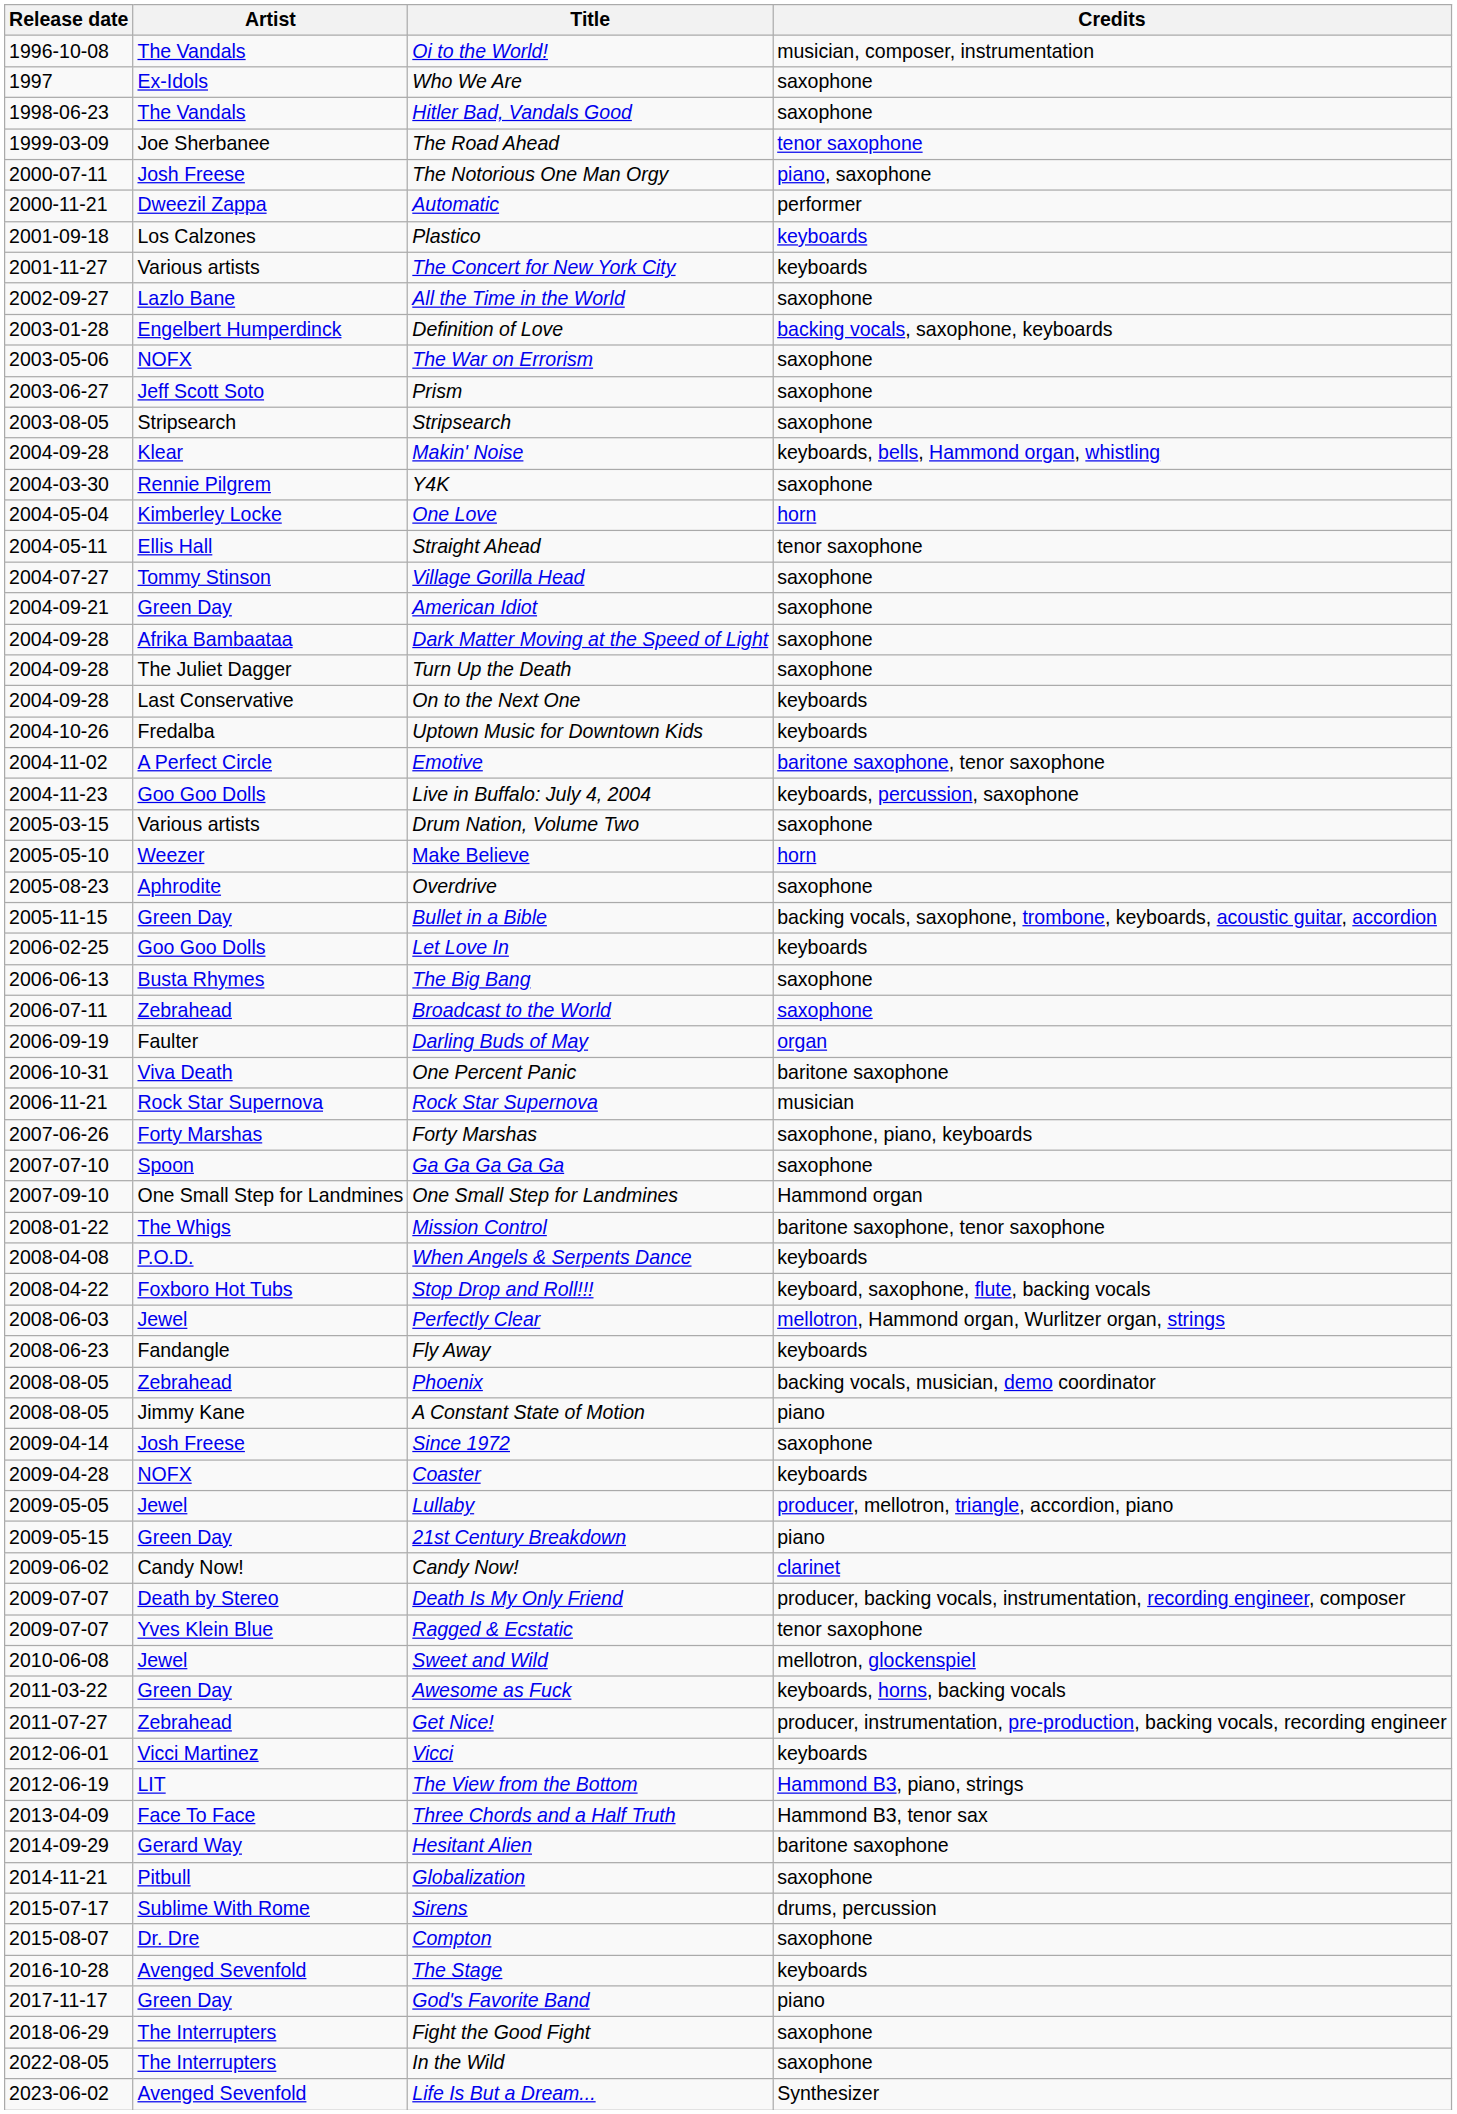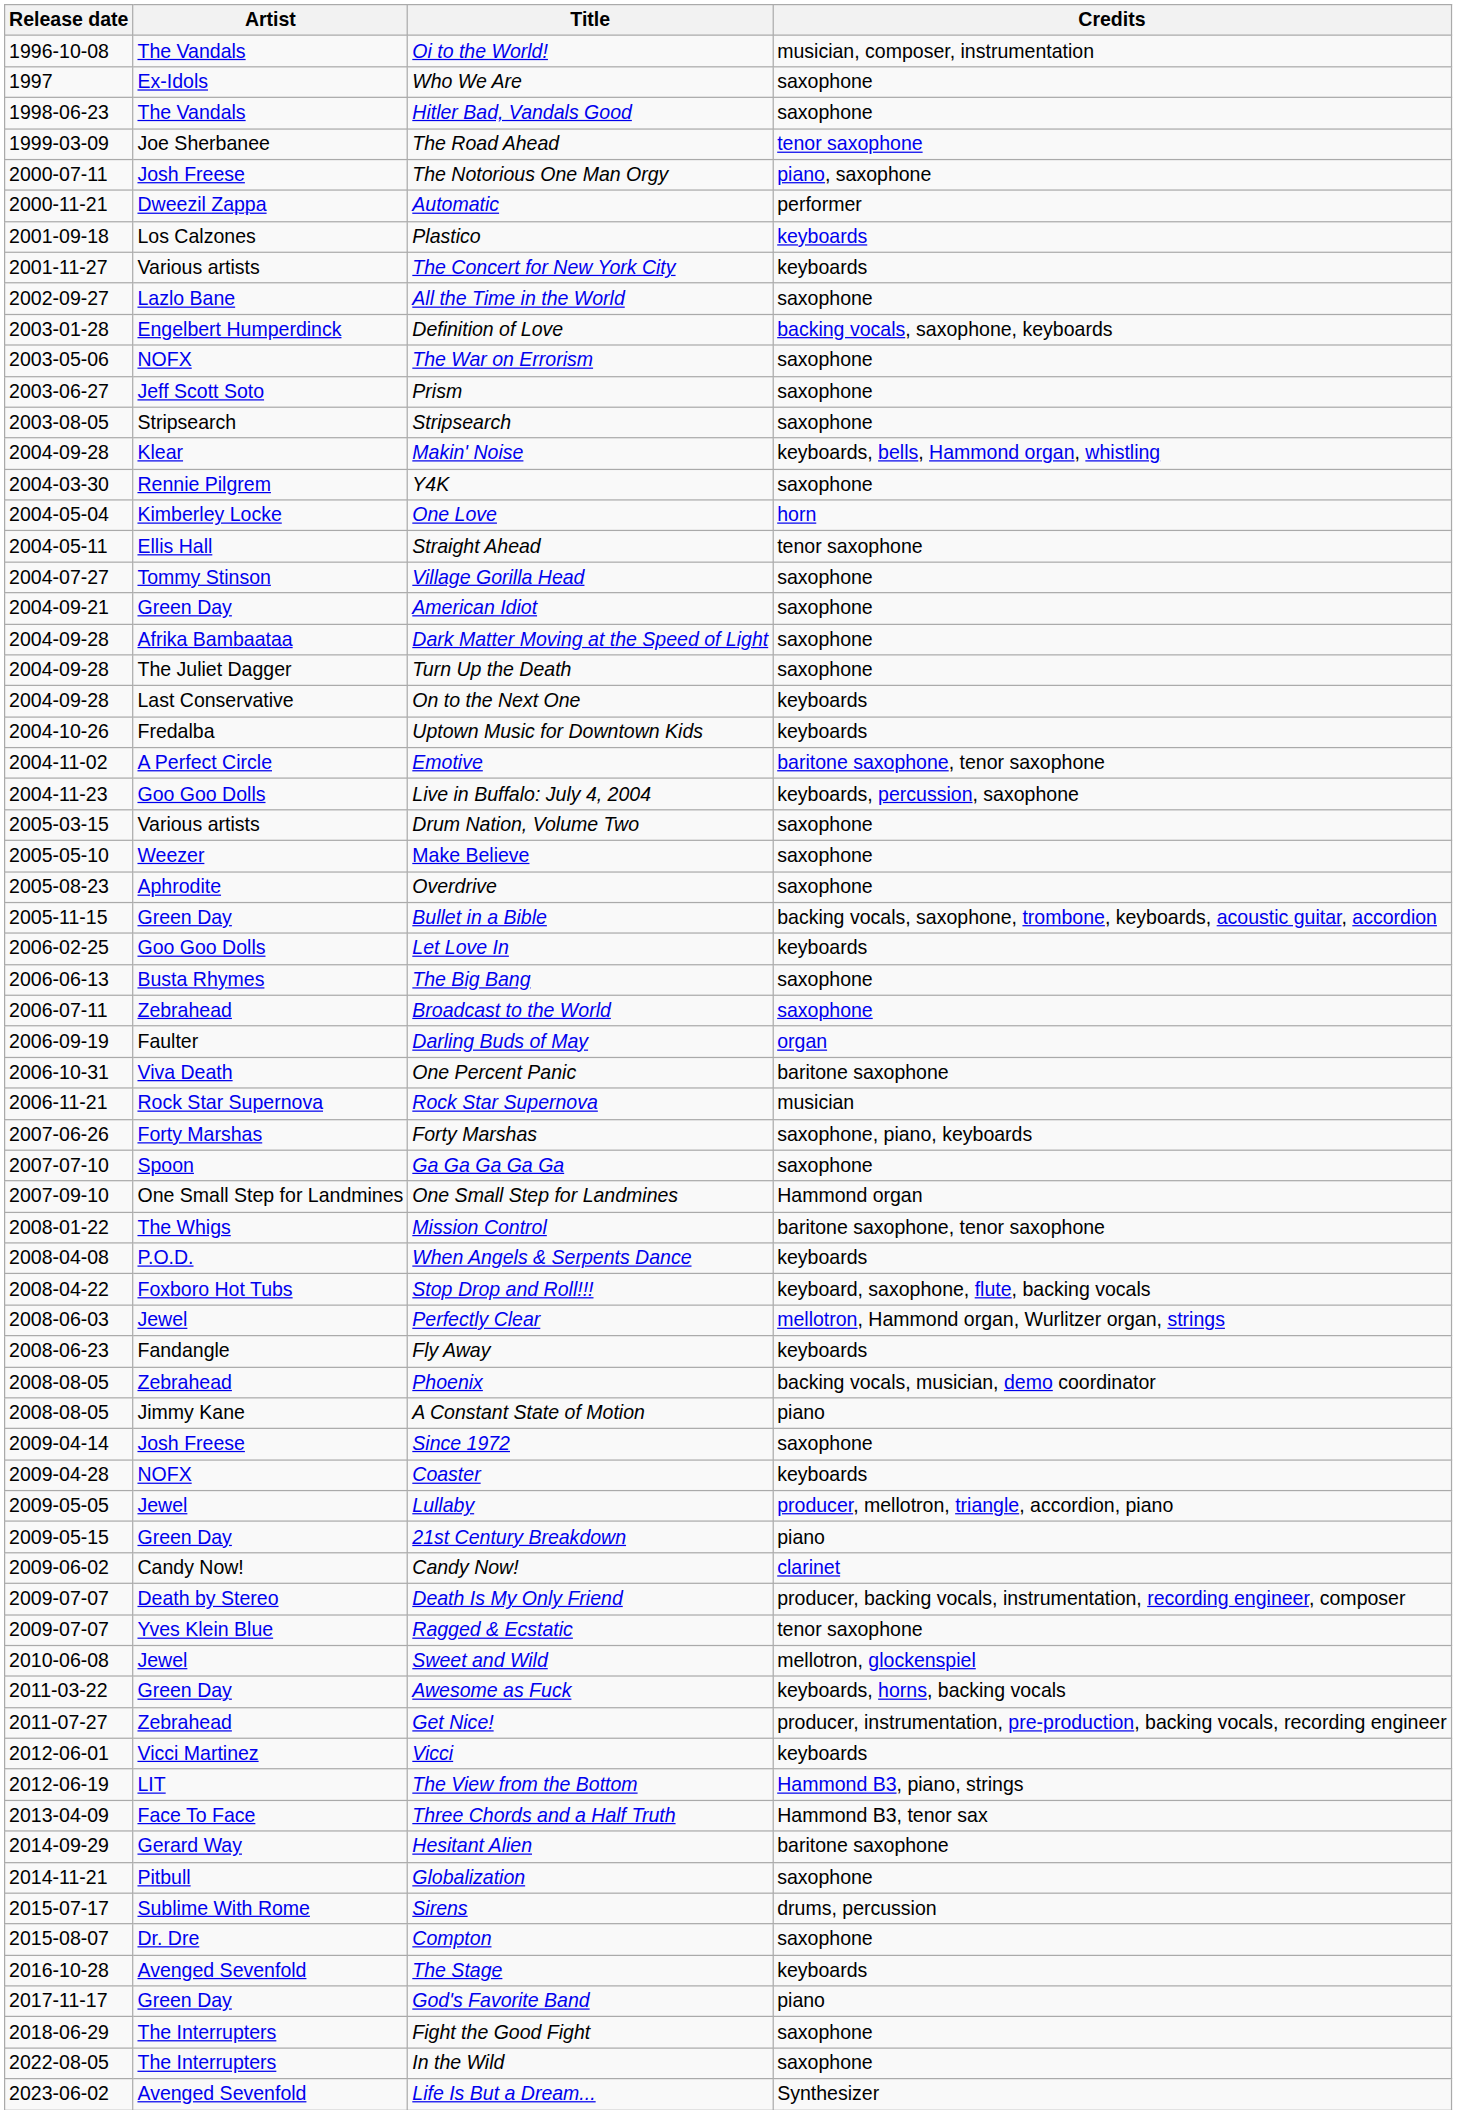(797, 855) horn -> (825, 855) saxophone
